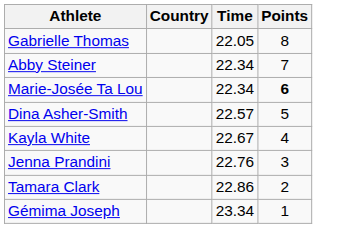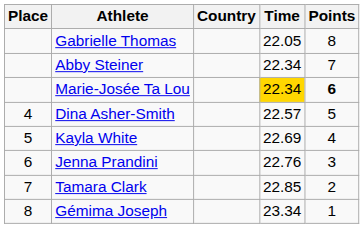+ column: (28, 16)
(235, 89) no background -> (282, 89) gold background
(235, 138) 22.67 -> (282, 138) 22.69
(235, 187) 22.86 -> (282, 187) 22.85
